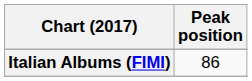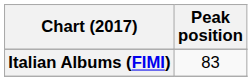(210, 62) 86 -> (210, 62) 83
